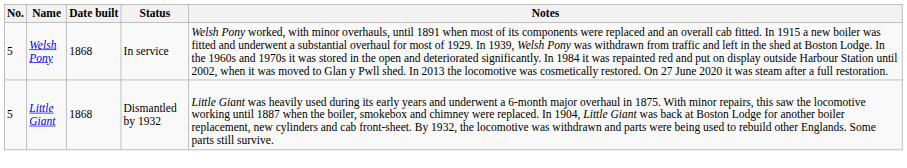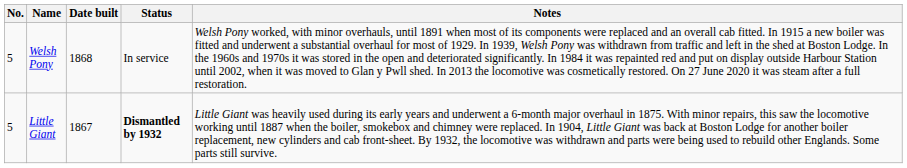(81, 114) 1868 -> (81, 127) 1867
(150, 114) normal -> (152, 127) bold
